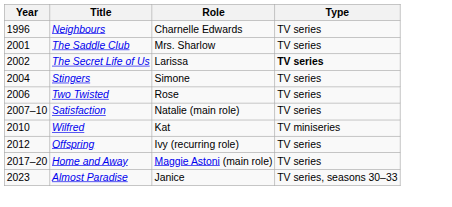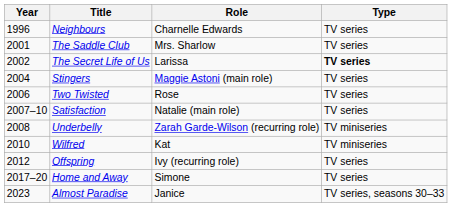(172, 78) Simone -> (213, 78) Maggie Astoni (main role)
+ row: (77, 128)
(213, 161) Maggie Astoni (main role) -> (172, 177) Simone
